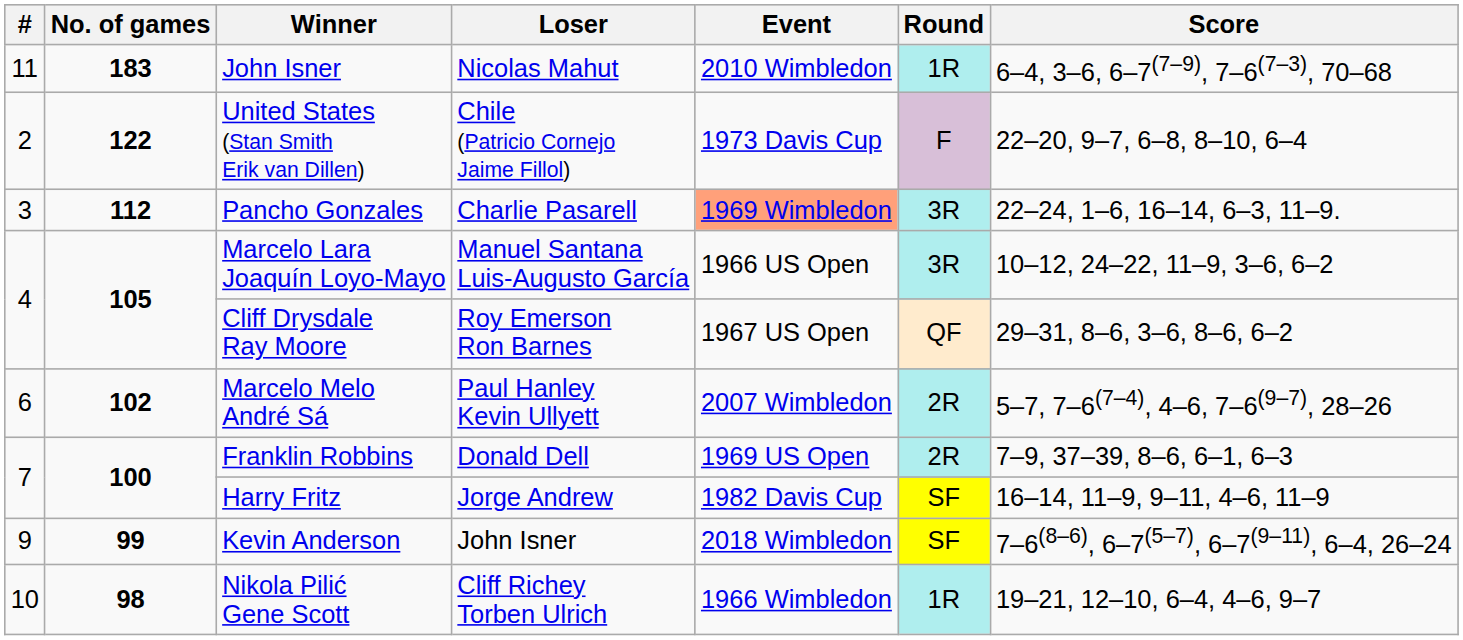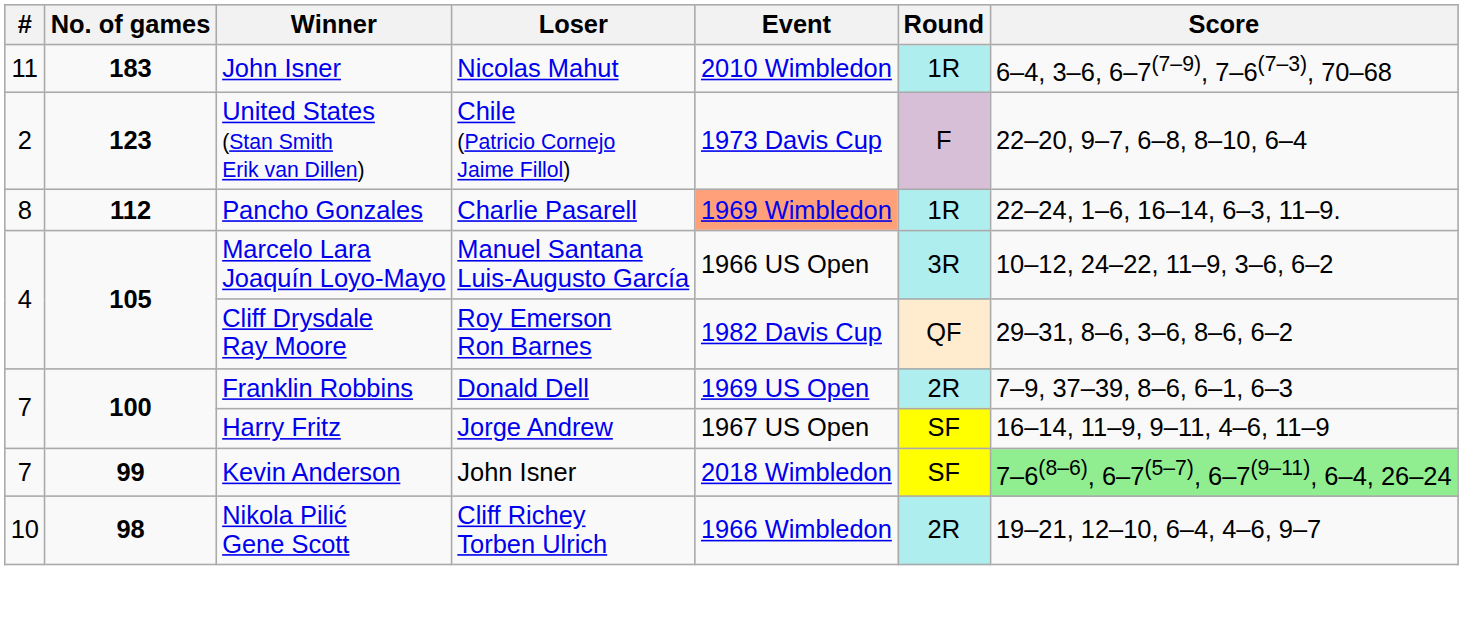(131, 140) 122 -> (131, 140) 123
(25, 209) 3 -> (25, 209) 8
(944, 209) 3R -> (944, 209) 1R
(785, 333) 1967 US Open -> (791, 333) 1982 Davis Cup
- row: (298, 402)
(791, 497) 1982 Davis Cup -> (785, 428) 1967 US Open
(25, 541) 9 -> (25, 472) 7
(1224, 541) no background -> (1224, 472) lightgreen background
(944, 599) 1R -> (944, 530) 2R
